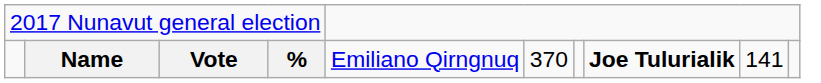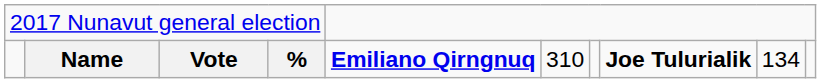(425, 58) normal -> (433, 58) bold
(549, 58) 370 -> (565, 58) 310
(764, 58) 141 -> (781, 58) 134
